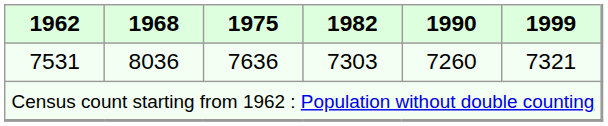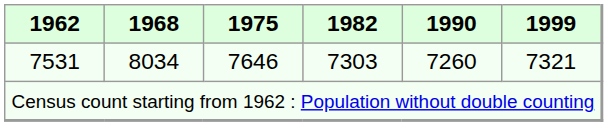(154, 62) 8036 -> (154, 62) 8034
(253, 62) 7636 -> (253, 62) 7646
